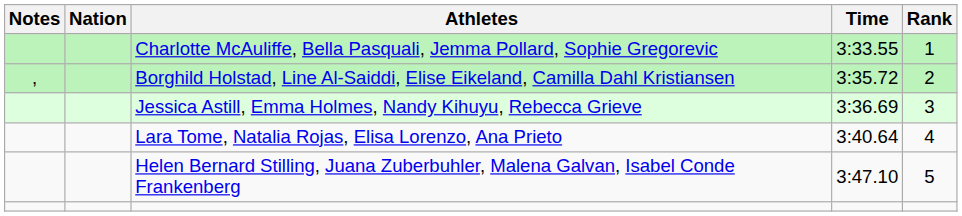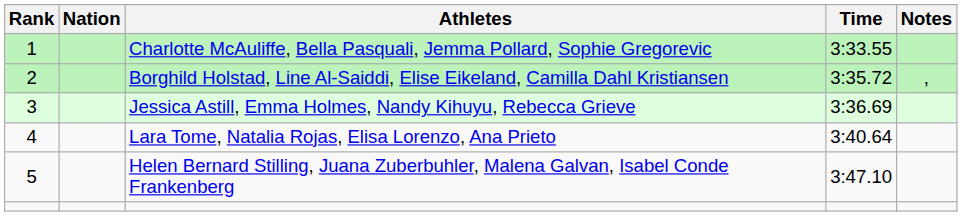columns swapped: (929, 19) <-> (35, 19)
